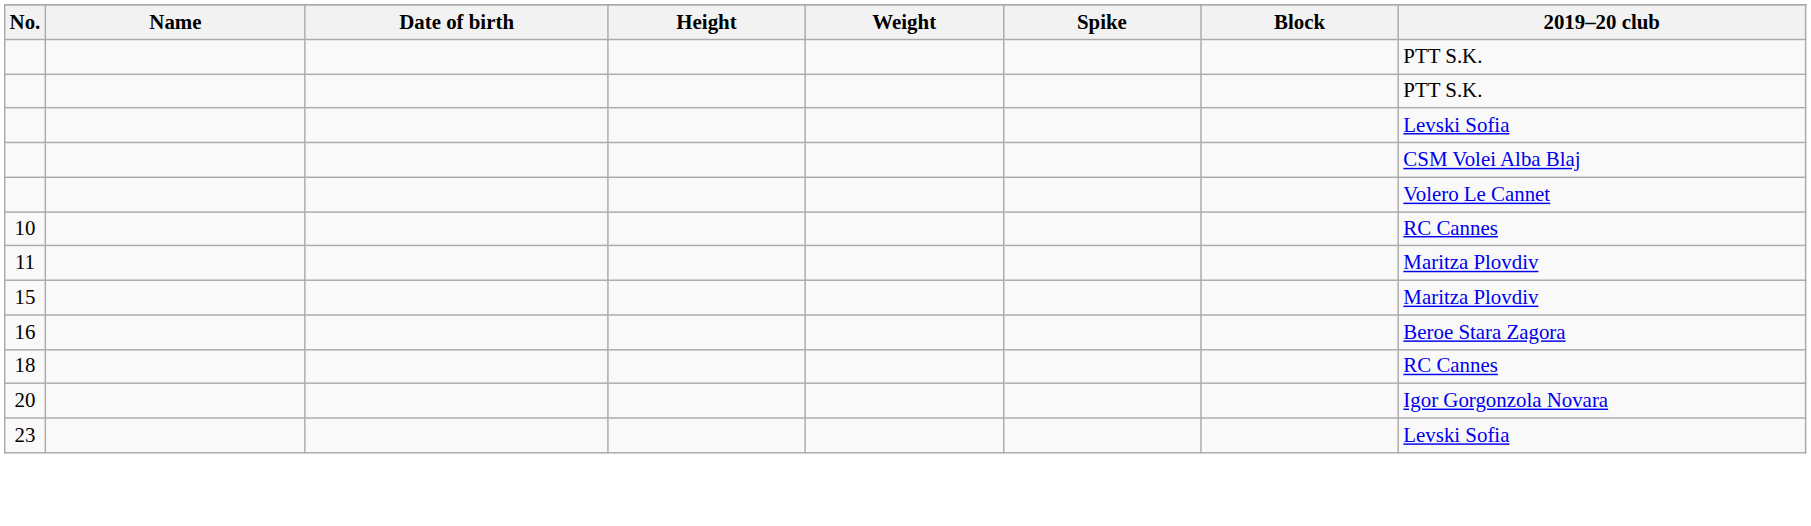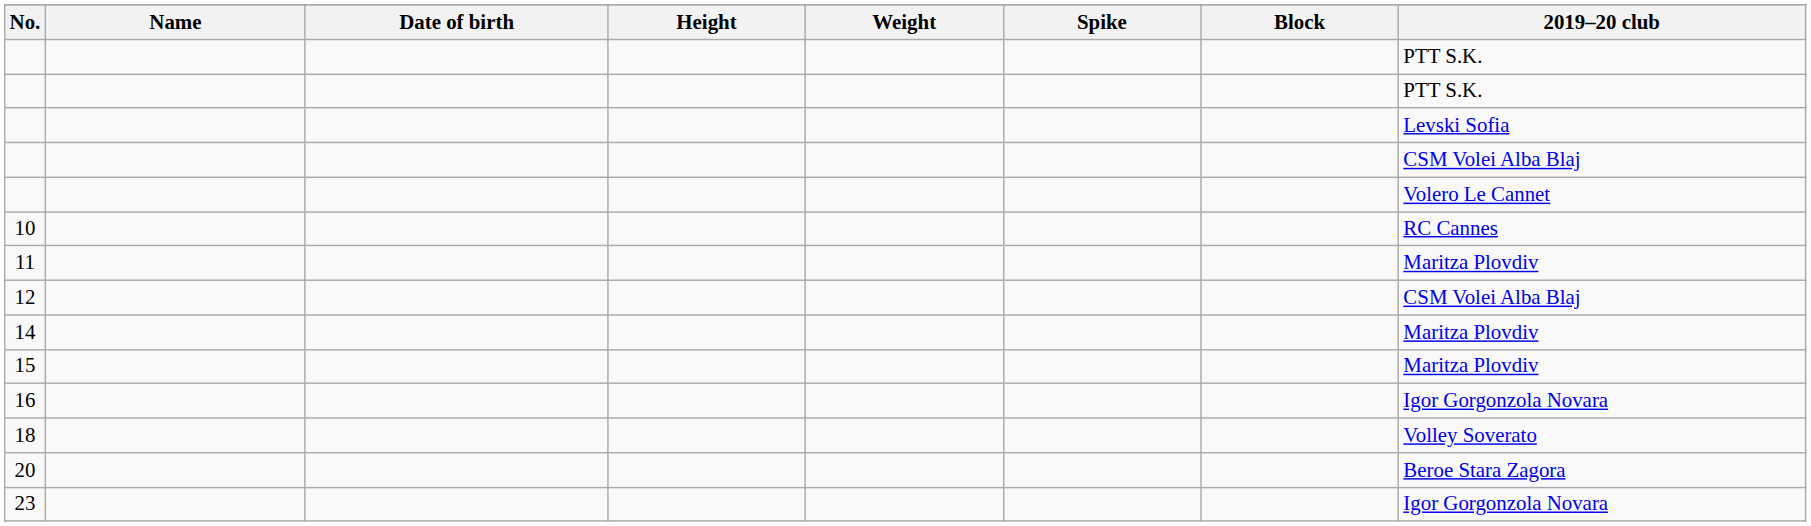+ row: (25, 297)
+ row: (25, 332)
(1484, 332) Beroe Stara Zagora -> (1506, 400) Igor Gorgonzola Novara
(1451, 366) RC Cannes -> (1470, 435) Volley Soverato
(1506, 400) Igor Gorgonzola Novara -> (1484, 469) Beroe Stara Zagora
(1456, 435) Levski Sofia -> (1506, 504) Igor Gorgonzola Novara
